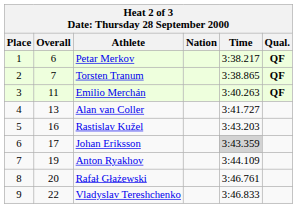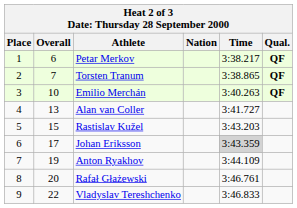(53, 93) 11 -> (53, 93) 10
(53, 127) 16 -> (53, 127) 15
